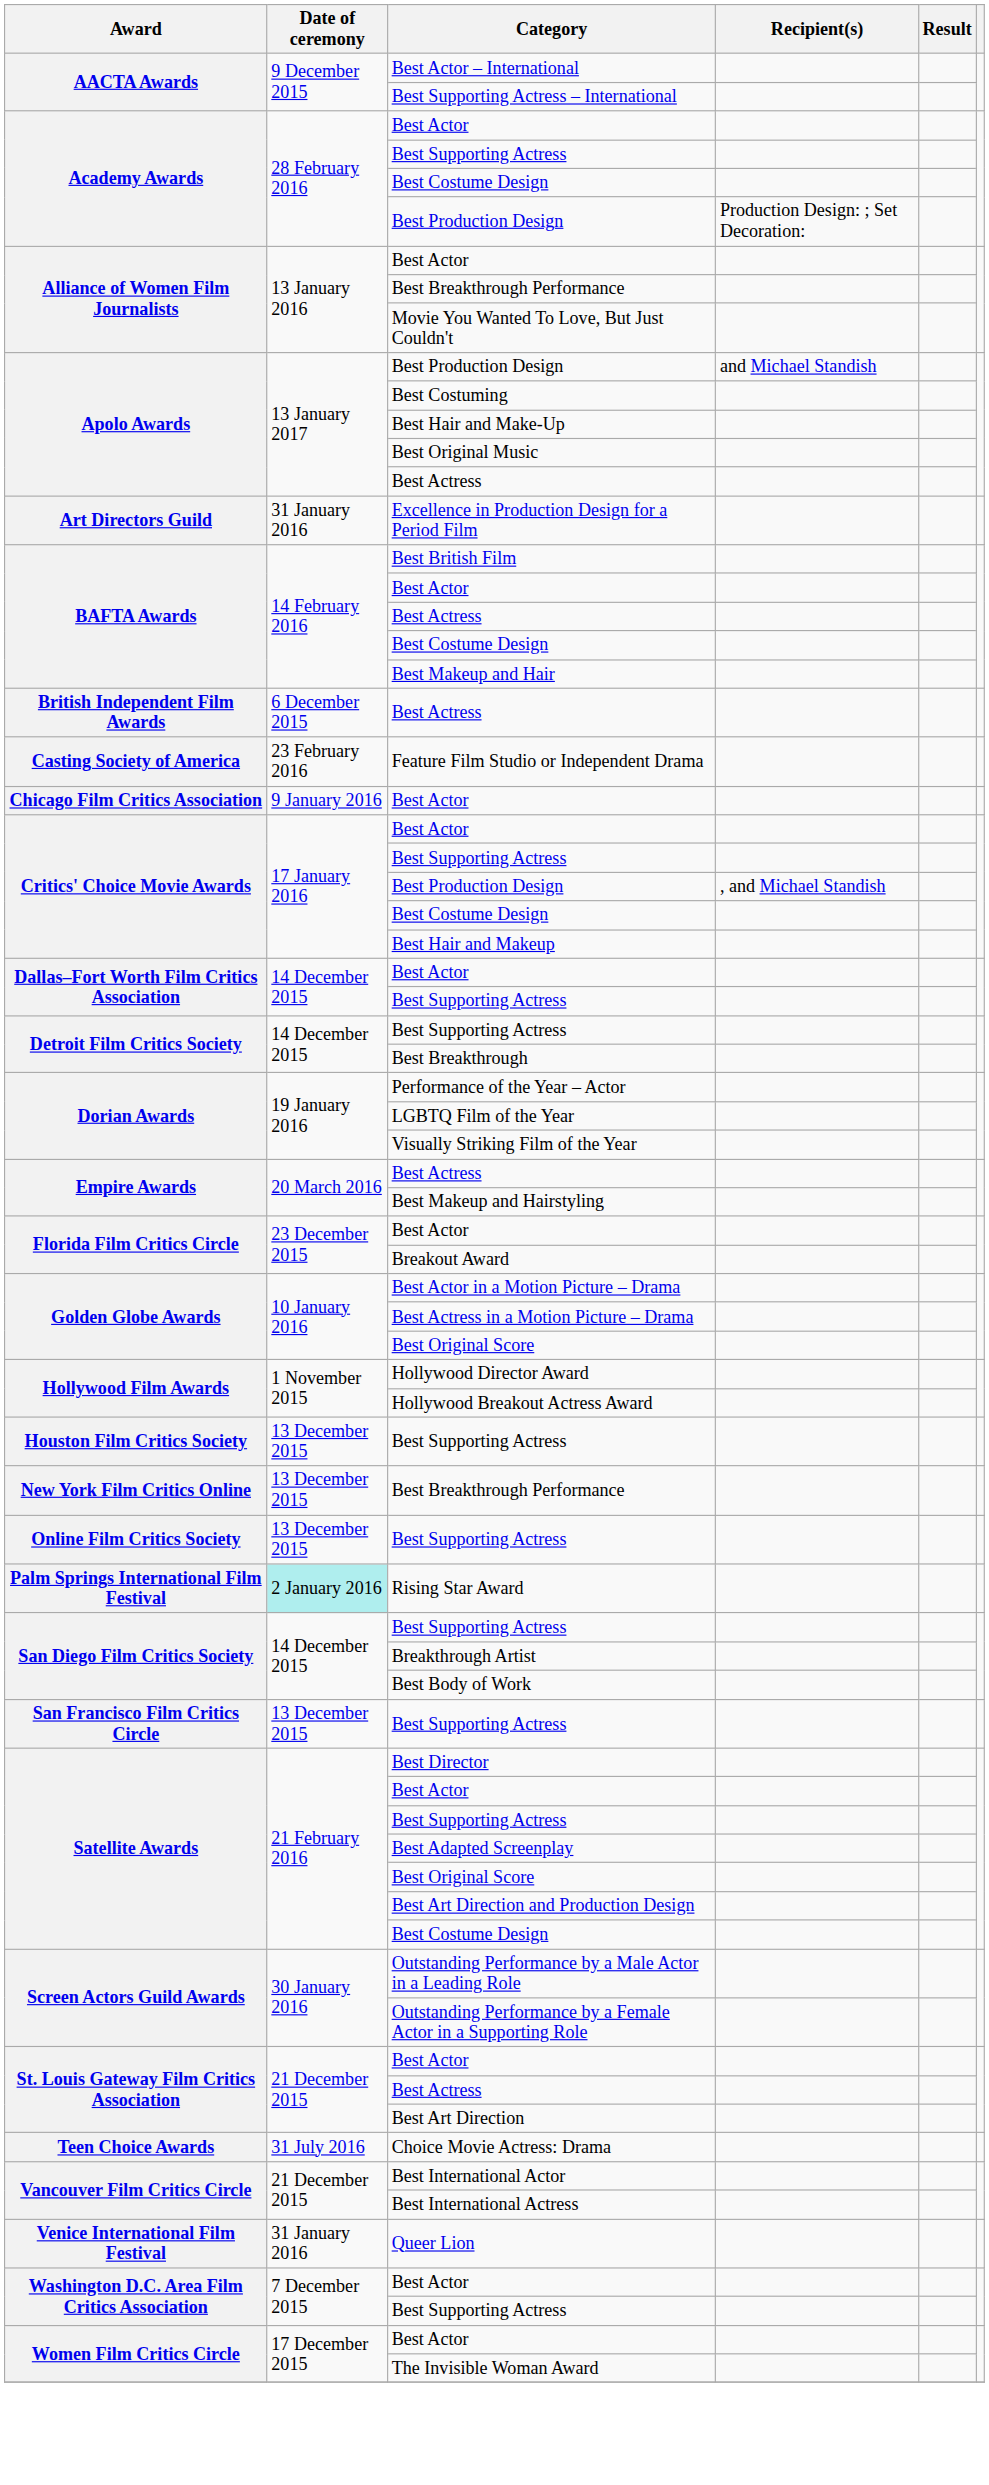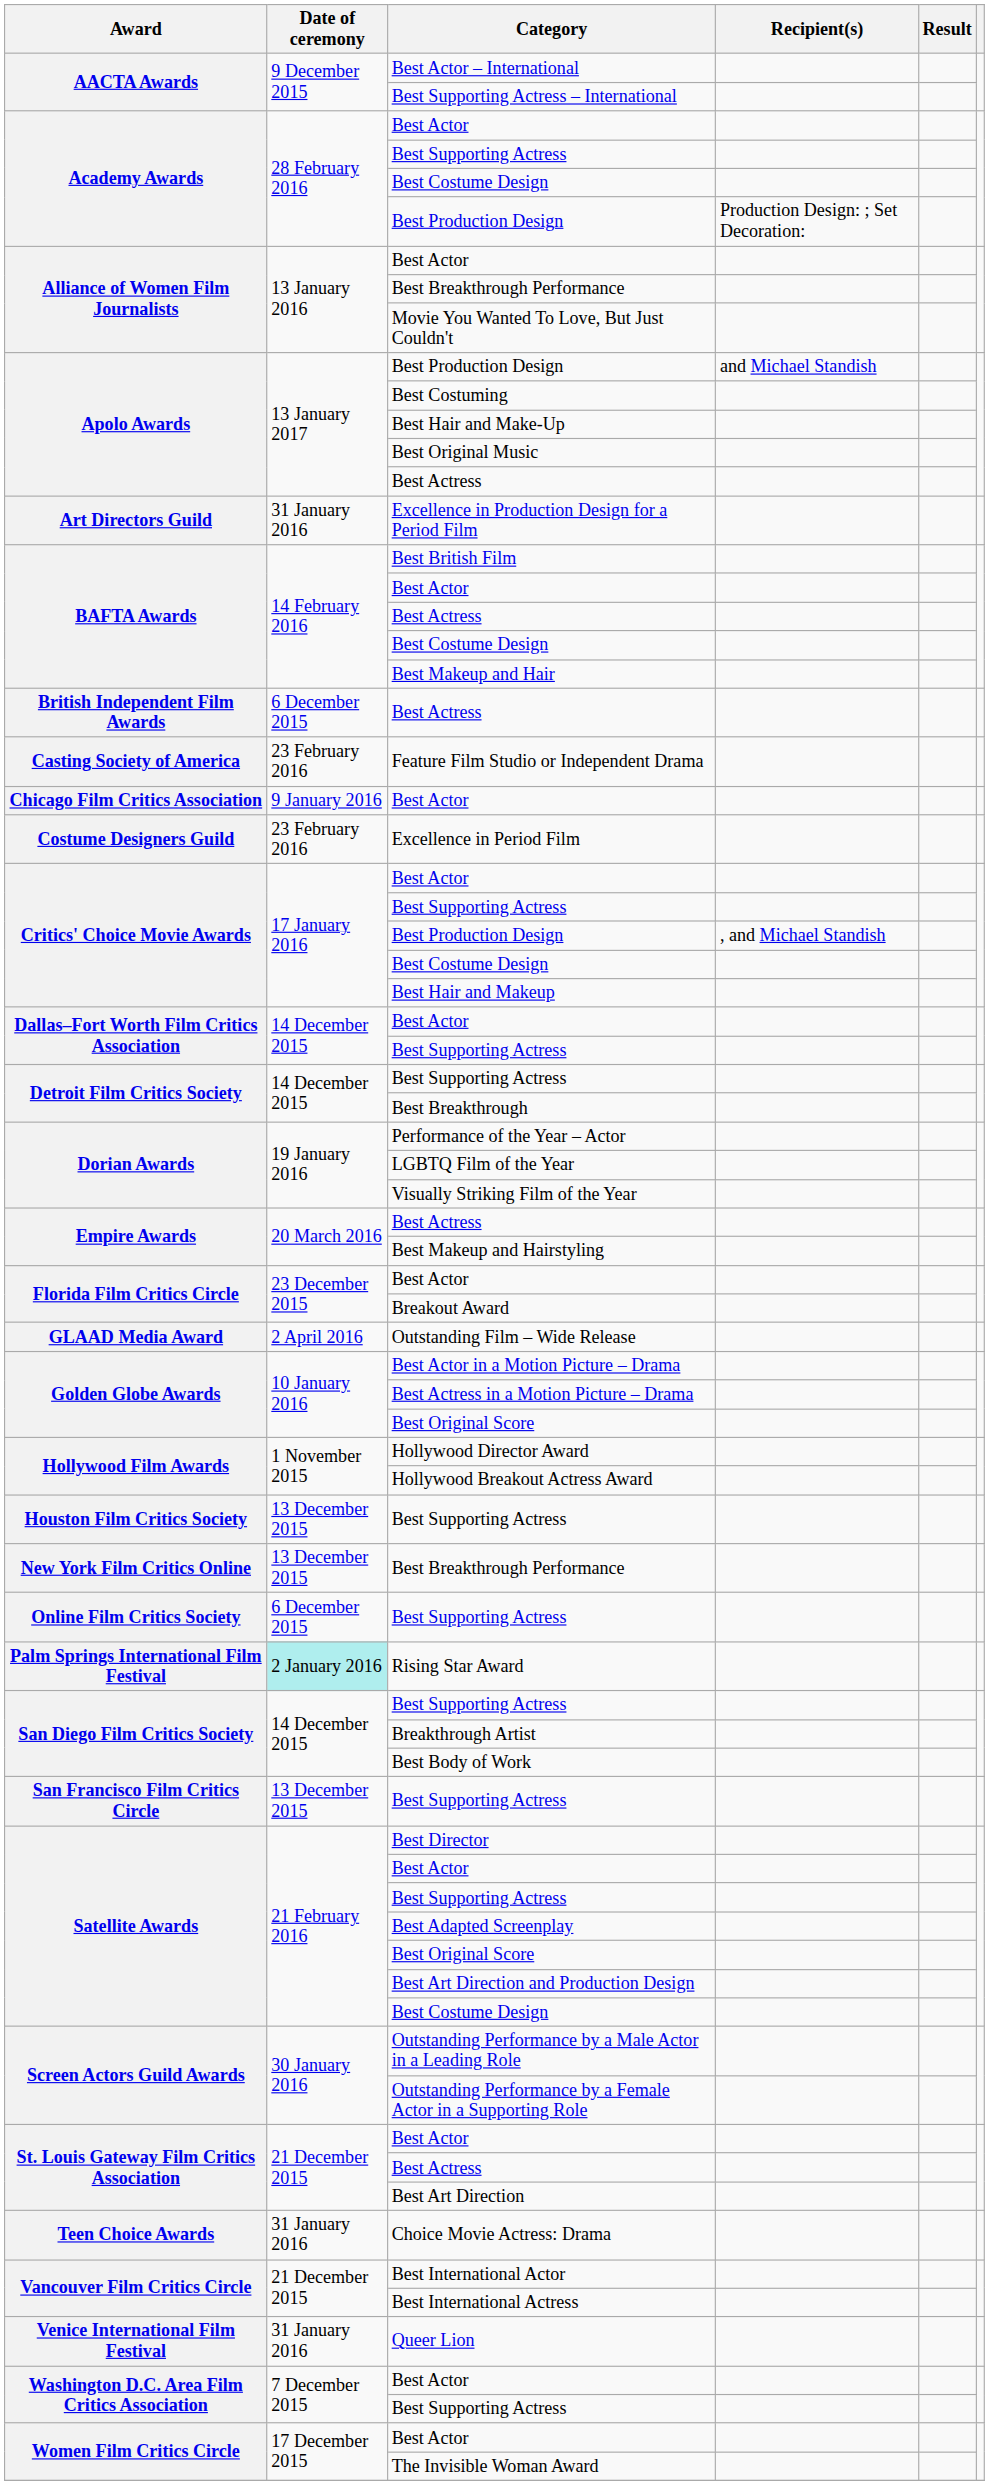+ row: (136, 839)
+ row: (136, 1336)
(320, 1539) 13 December 2015 -> (315, 1617) 6 December 2015
(318, 2147) 31 July 2016 -> (311, 2234) 31 January 2016
